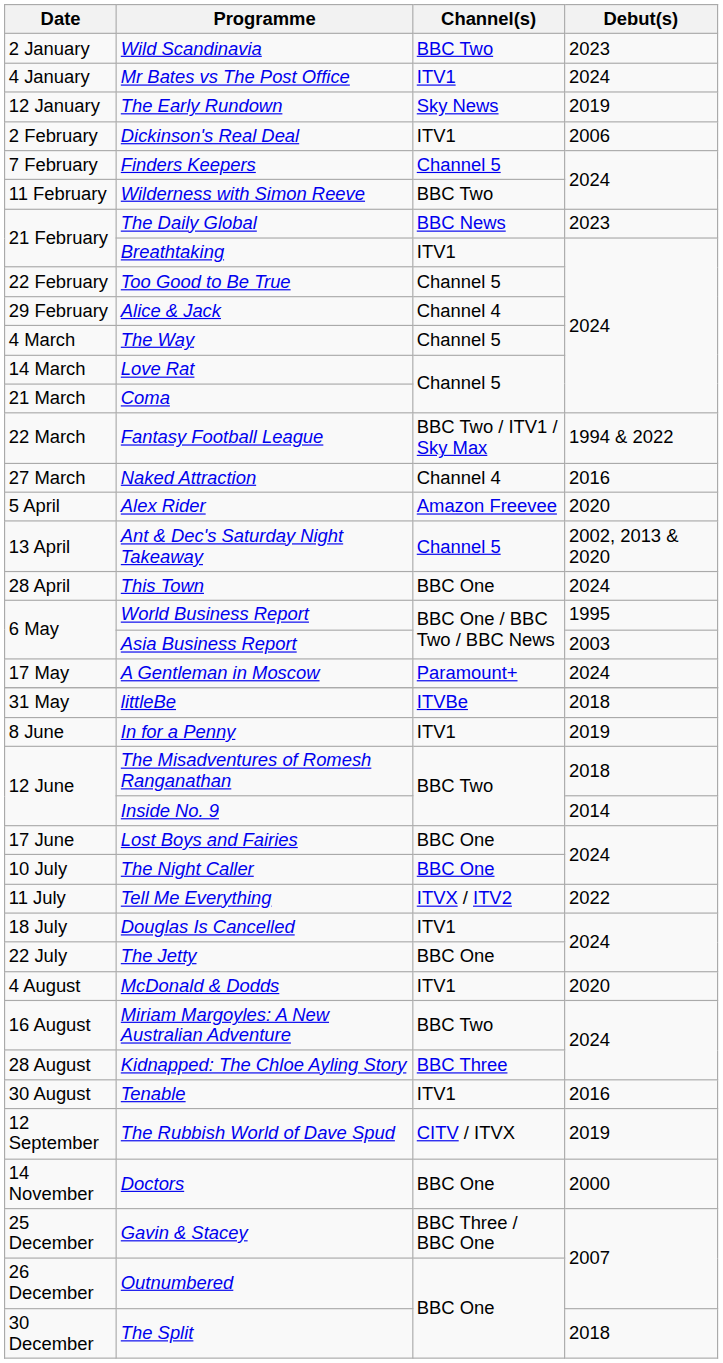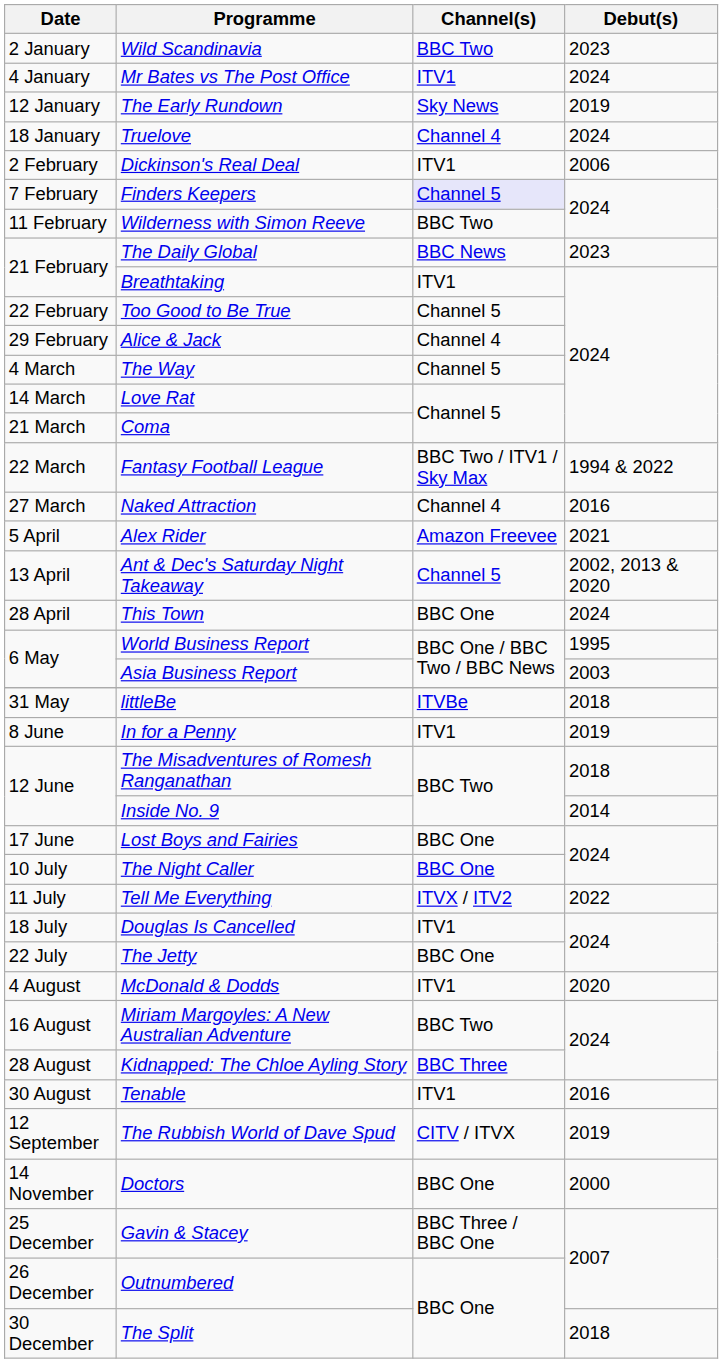+ row: (156, 135)
(459, 164) no background -> (459, 194) lavender background
(589, 506) 2020 -> (589, 535) 2021
- row: (220, 673)
